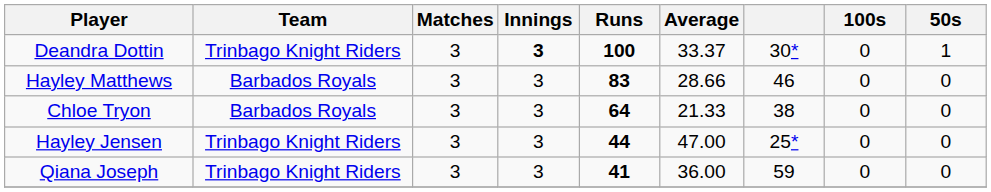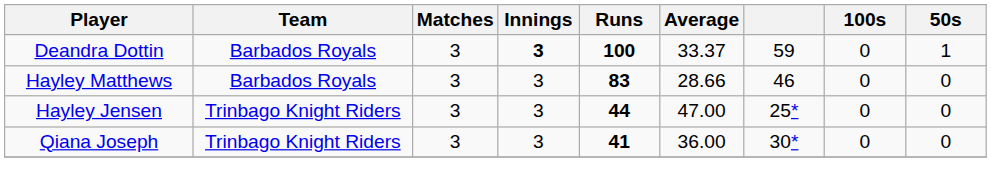(303, 50) Trinbago Knight Riders -> (303, 50) Barbados Royals
(784, 50) 30* -> (784, 50) 59
- row: (99, 111)
(784, 171) 59 -> (784, 141) 30*
